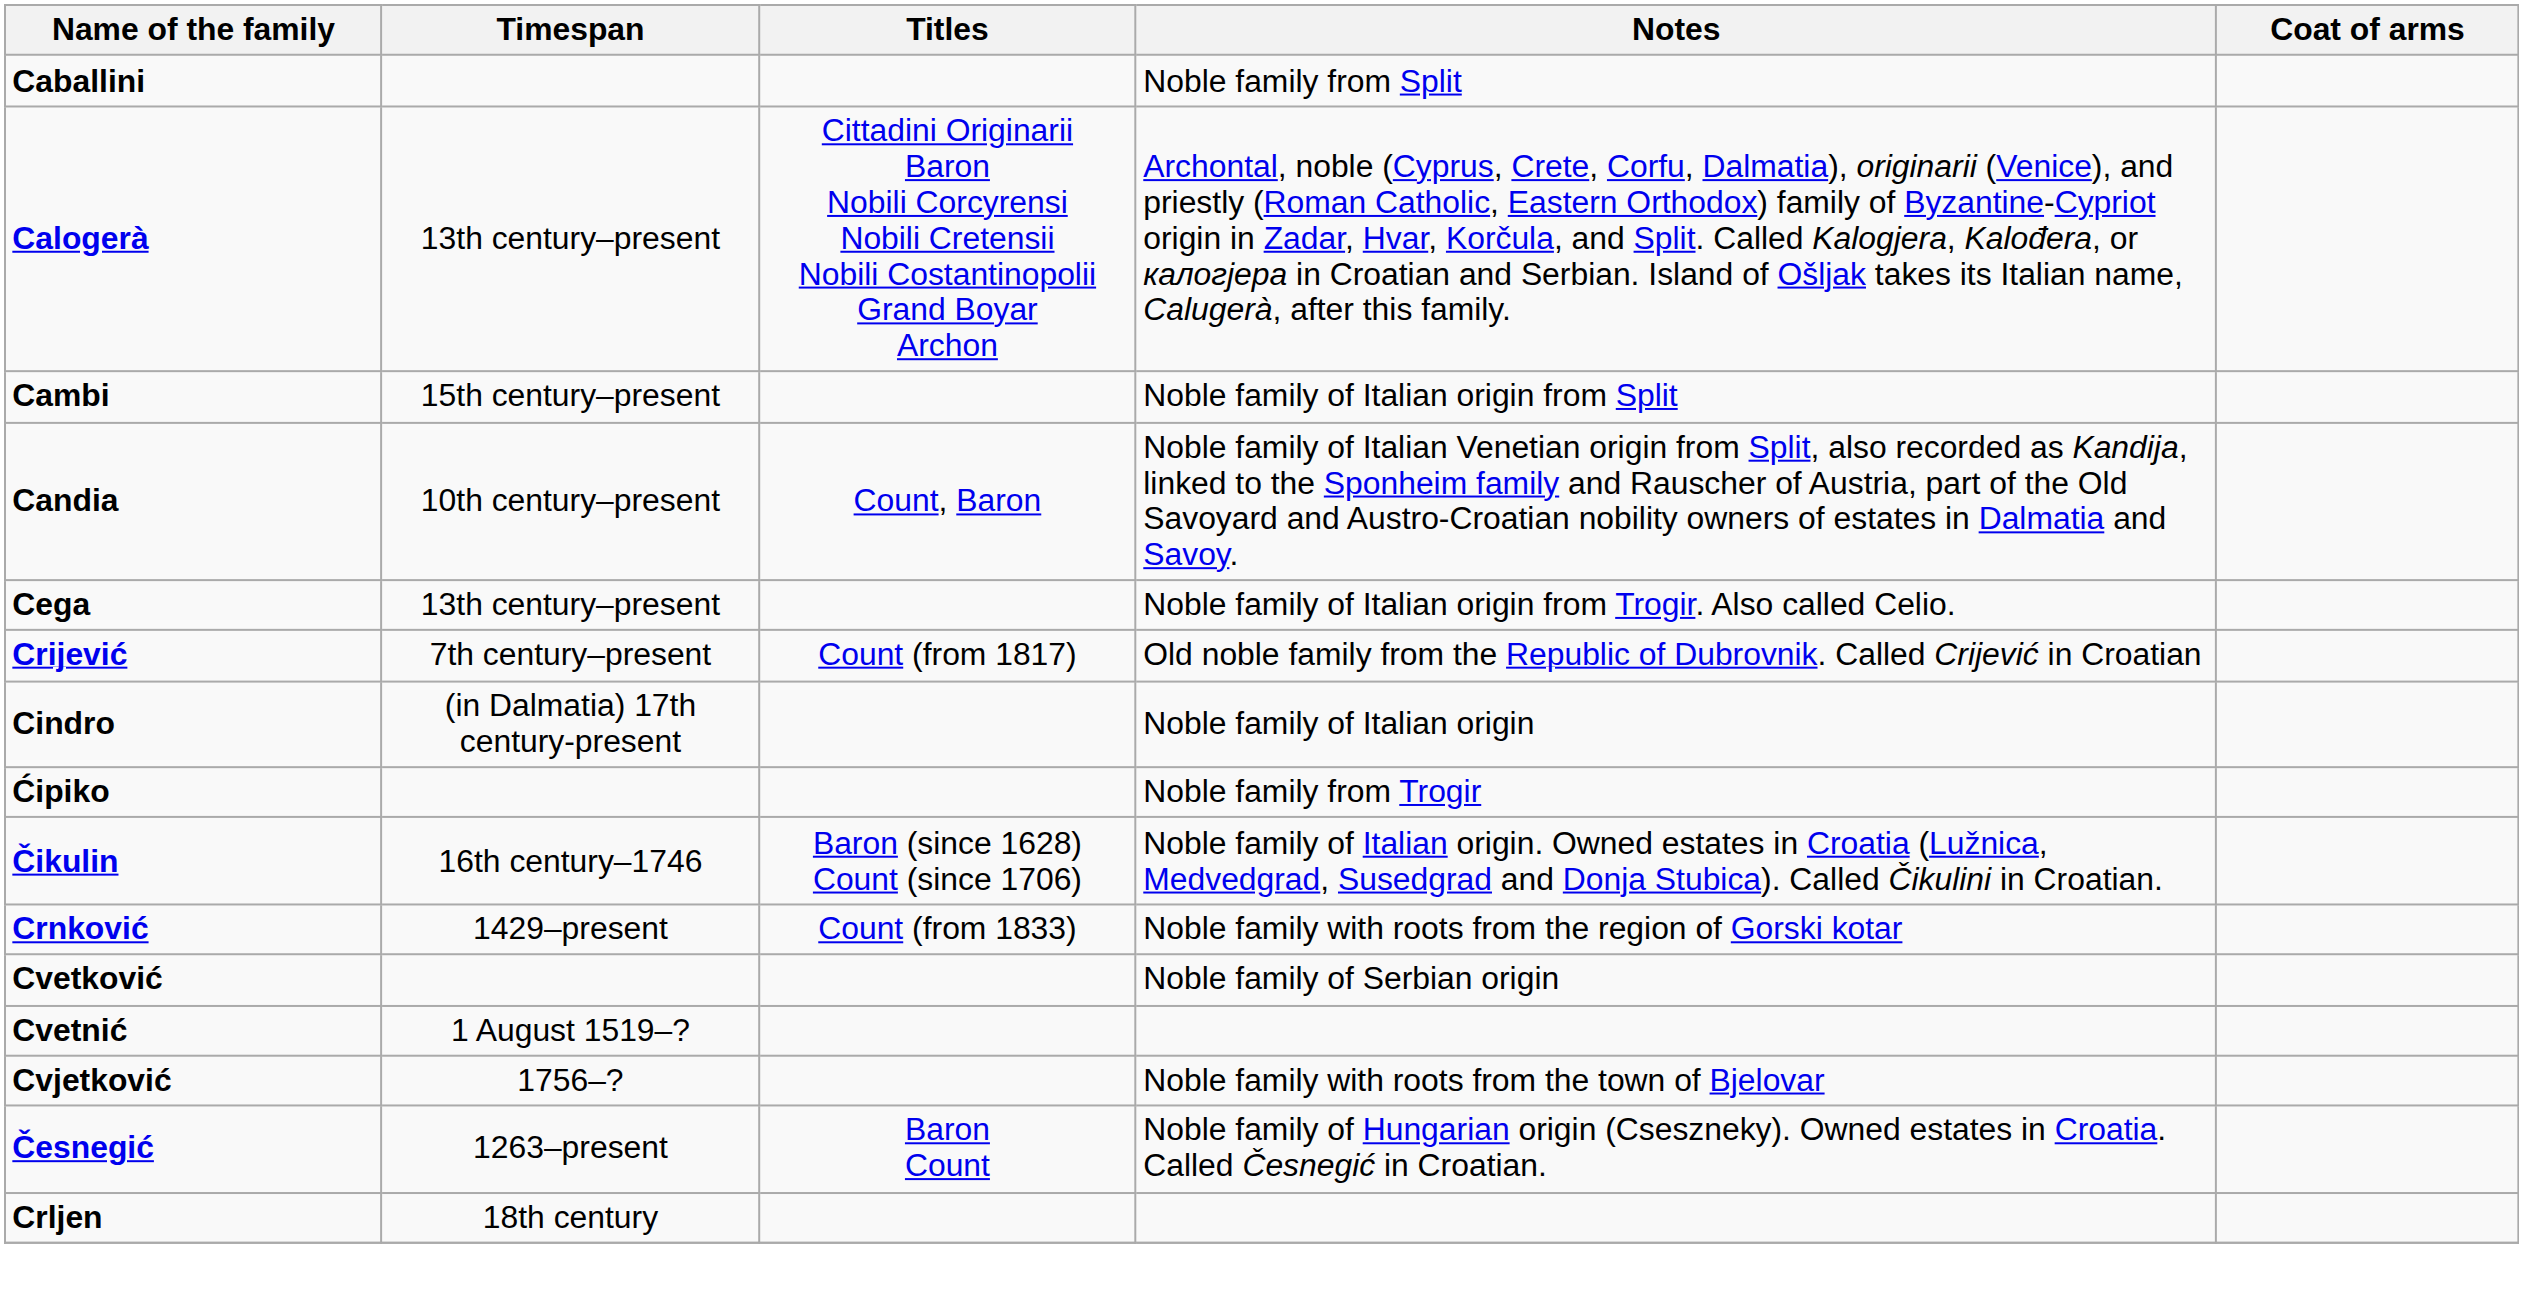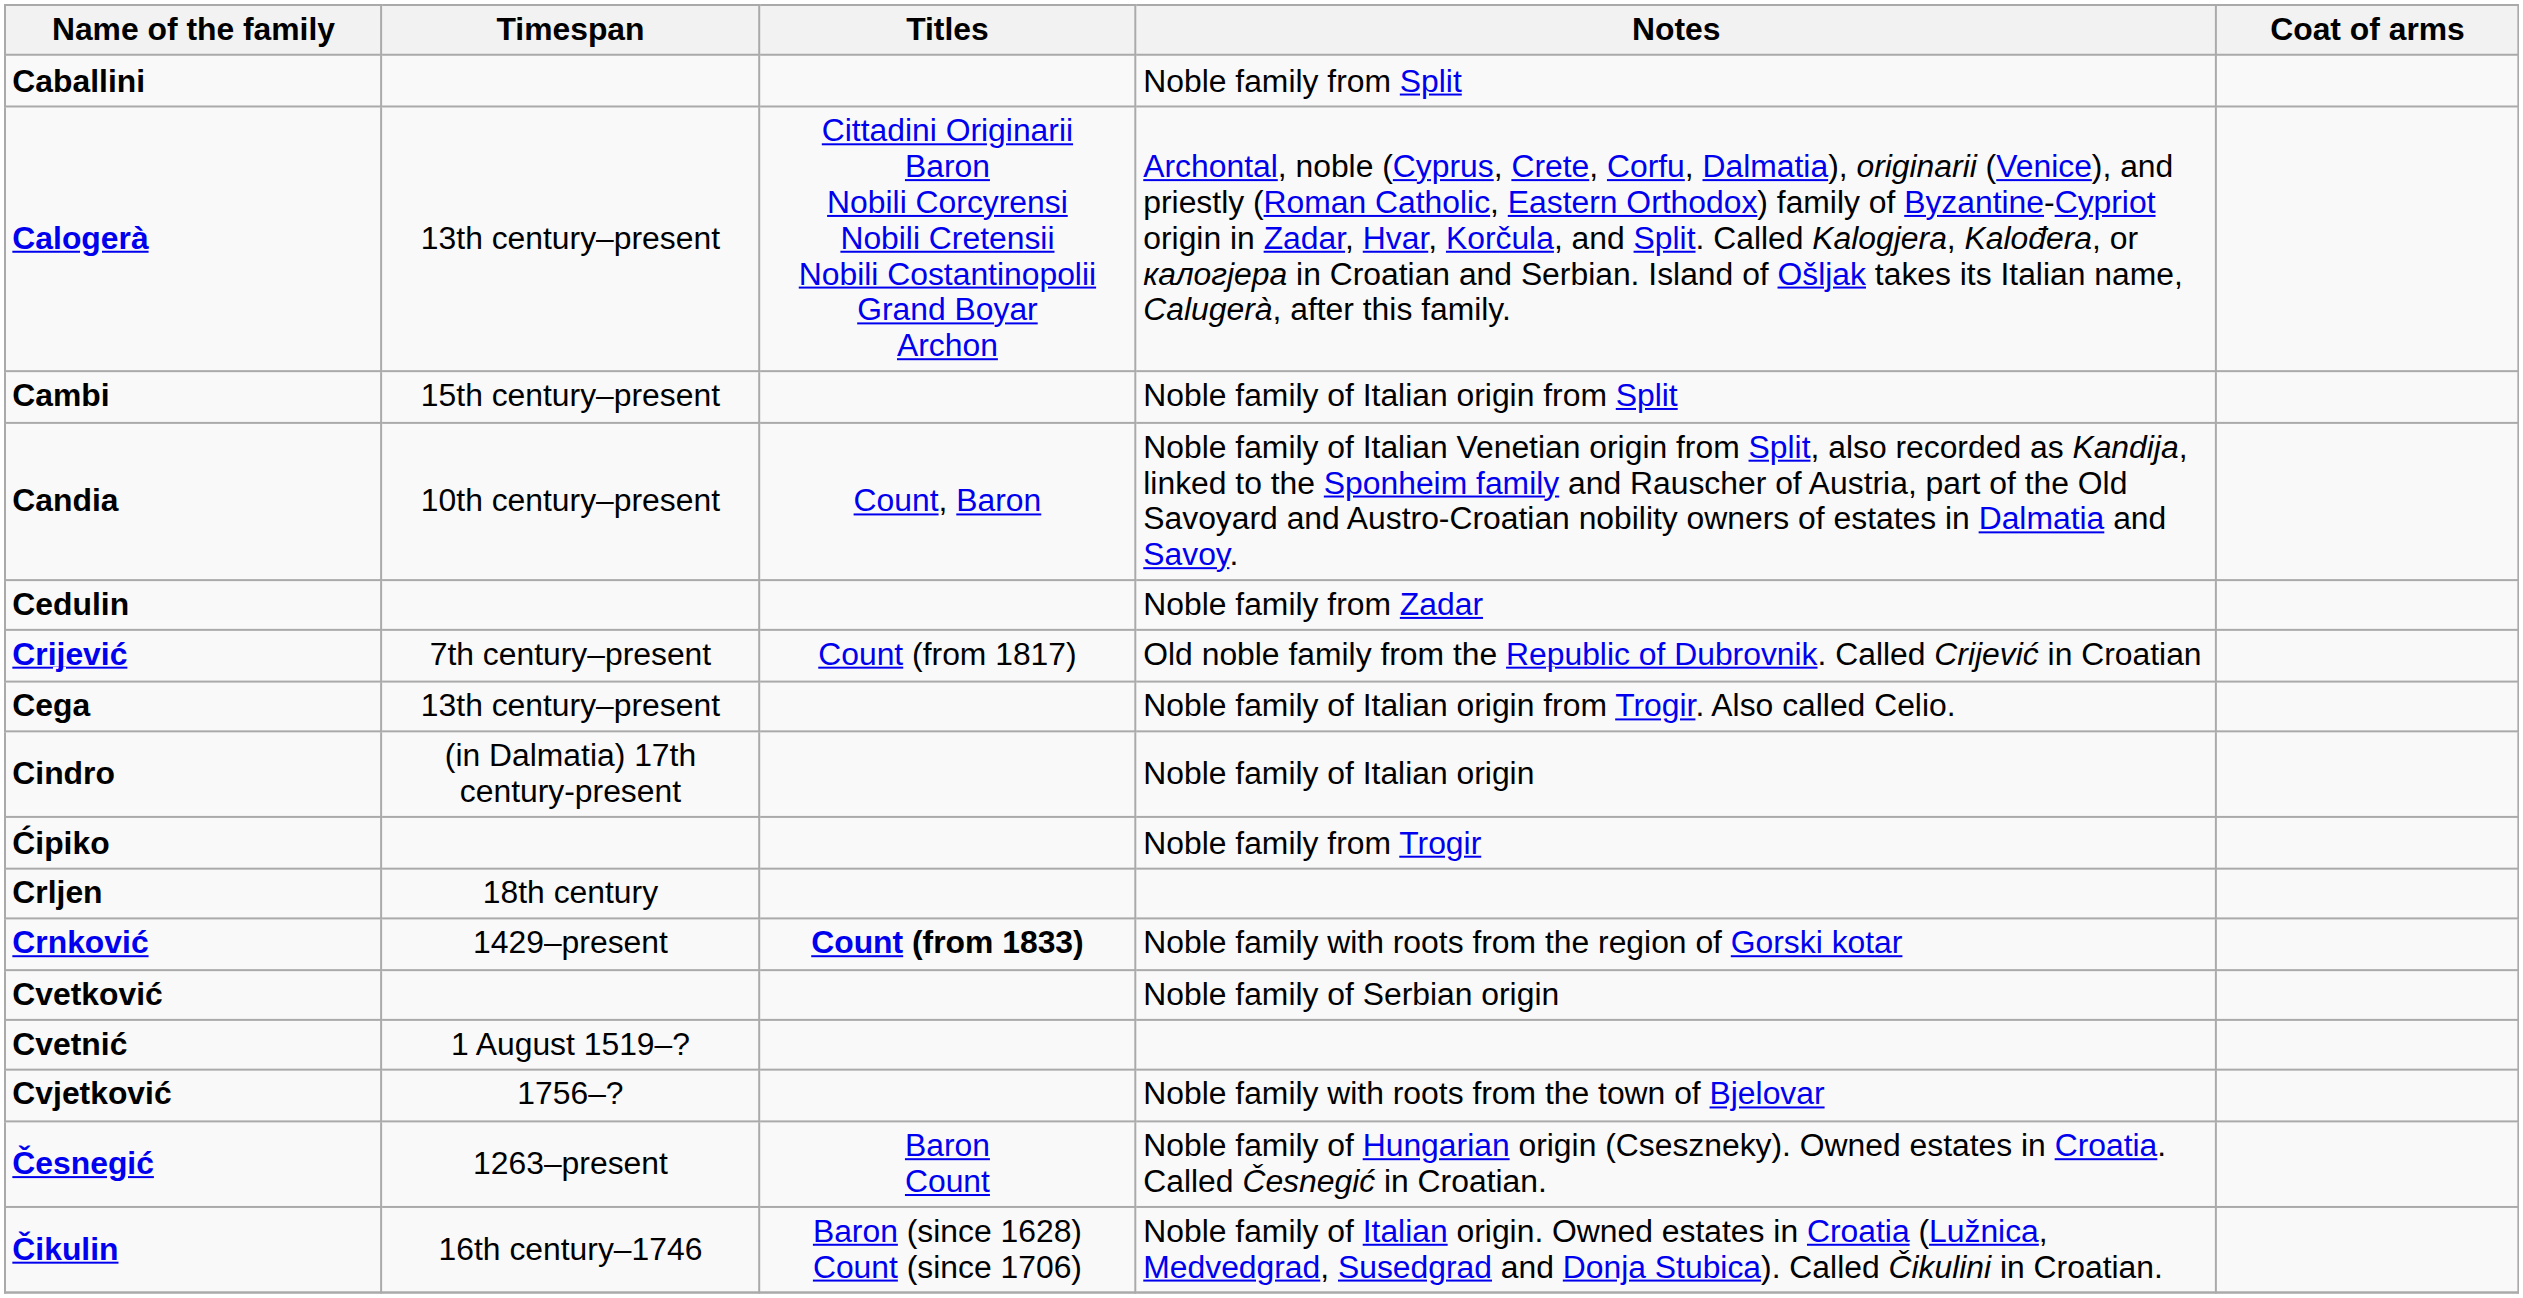+ row: (71, 604)
rows swapped: (51, 604) <-> (70, 655)
rows swapped: (57, 1217) <-> (65, 860)
(947, 928) normal -> (947, 943) bold
